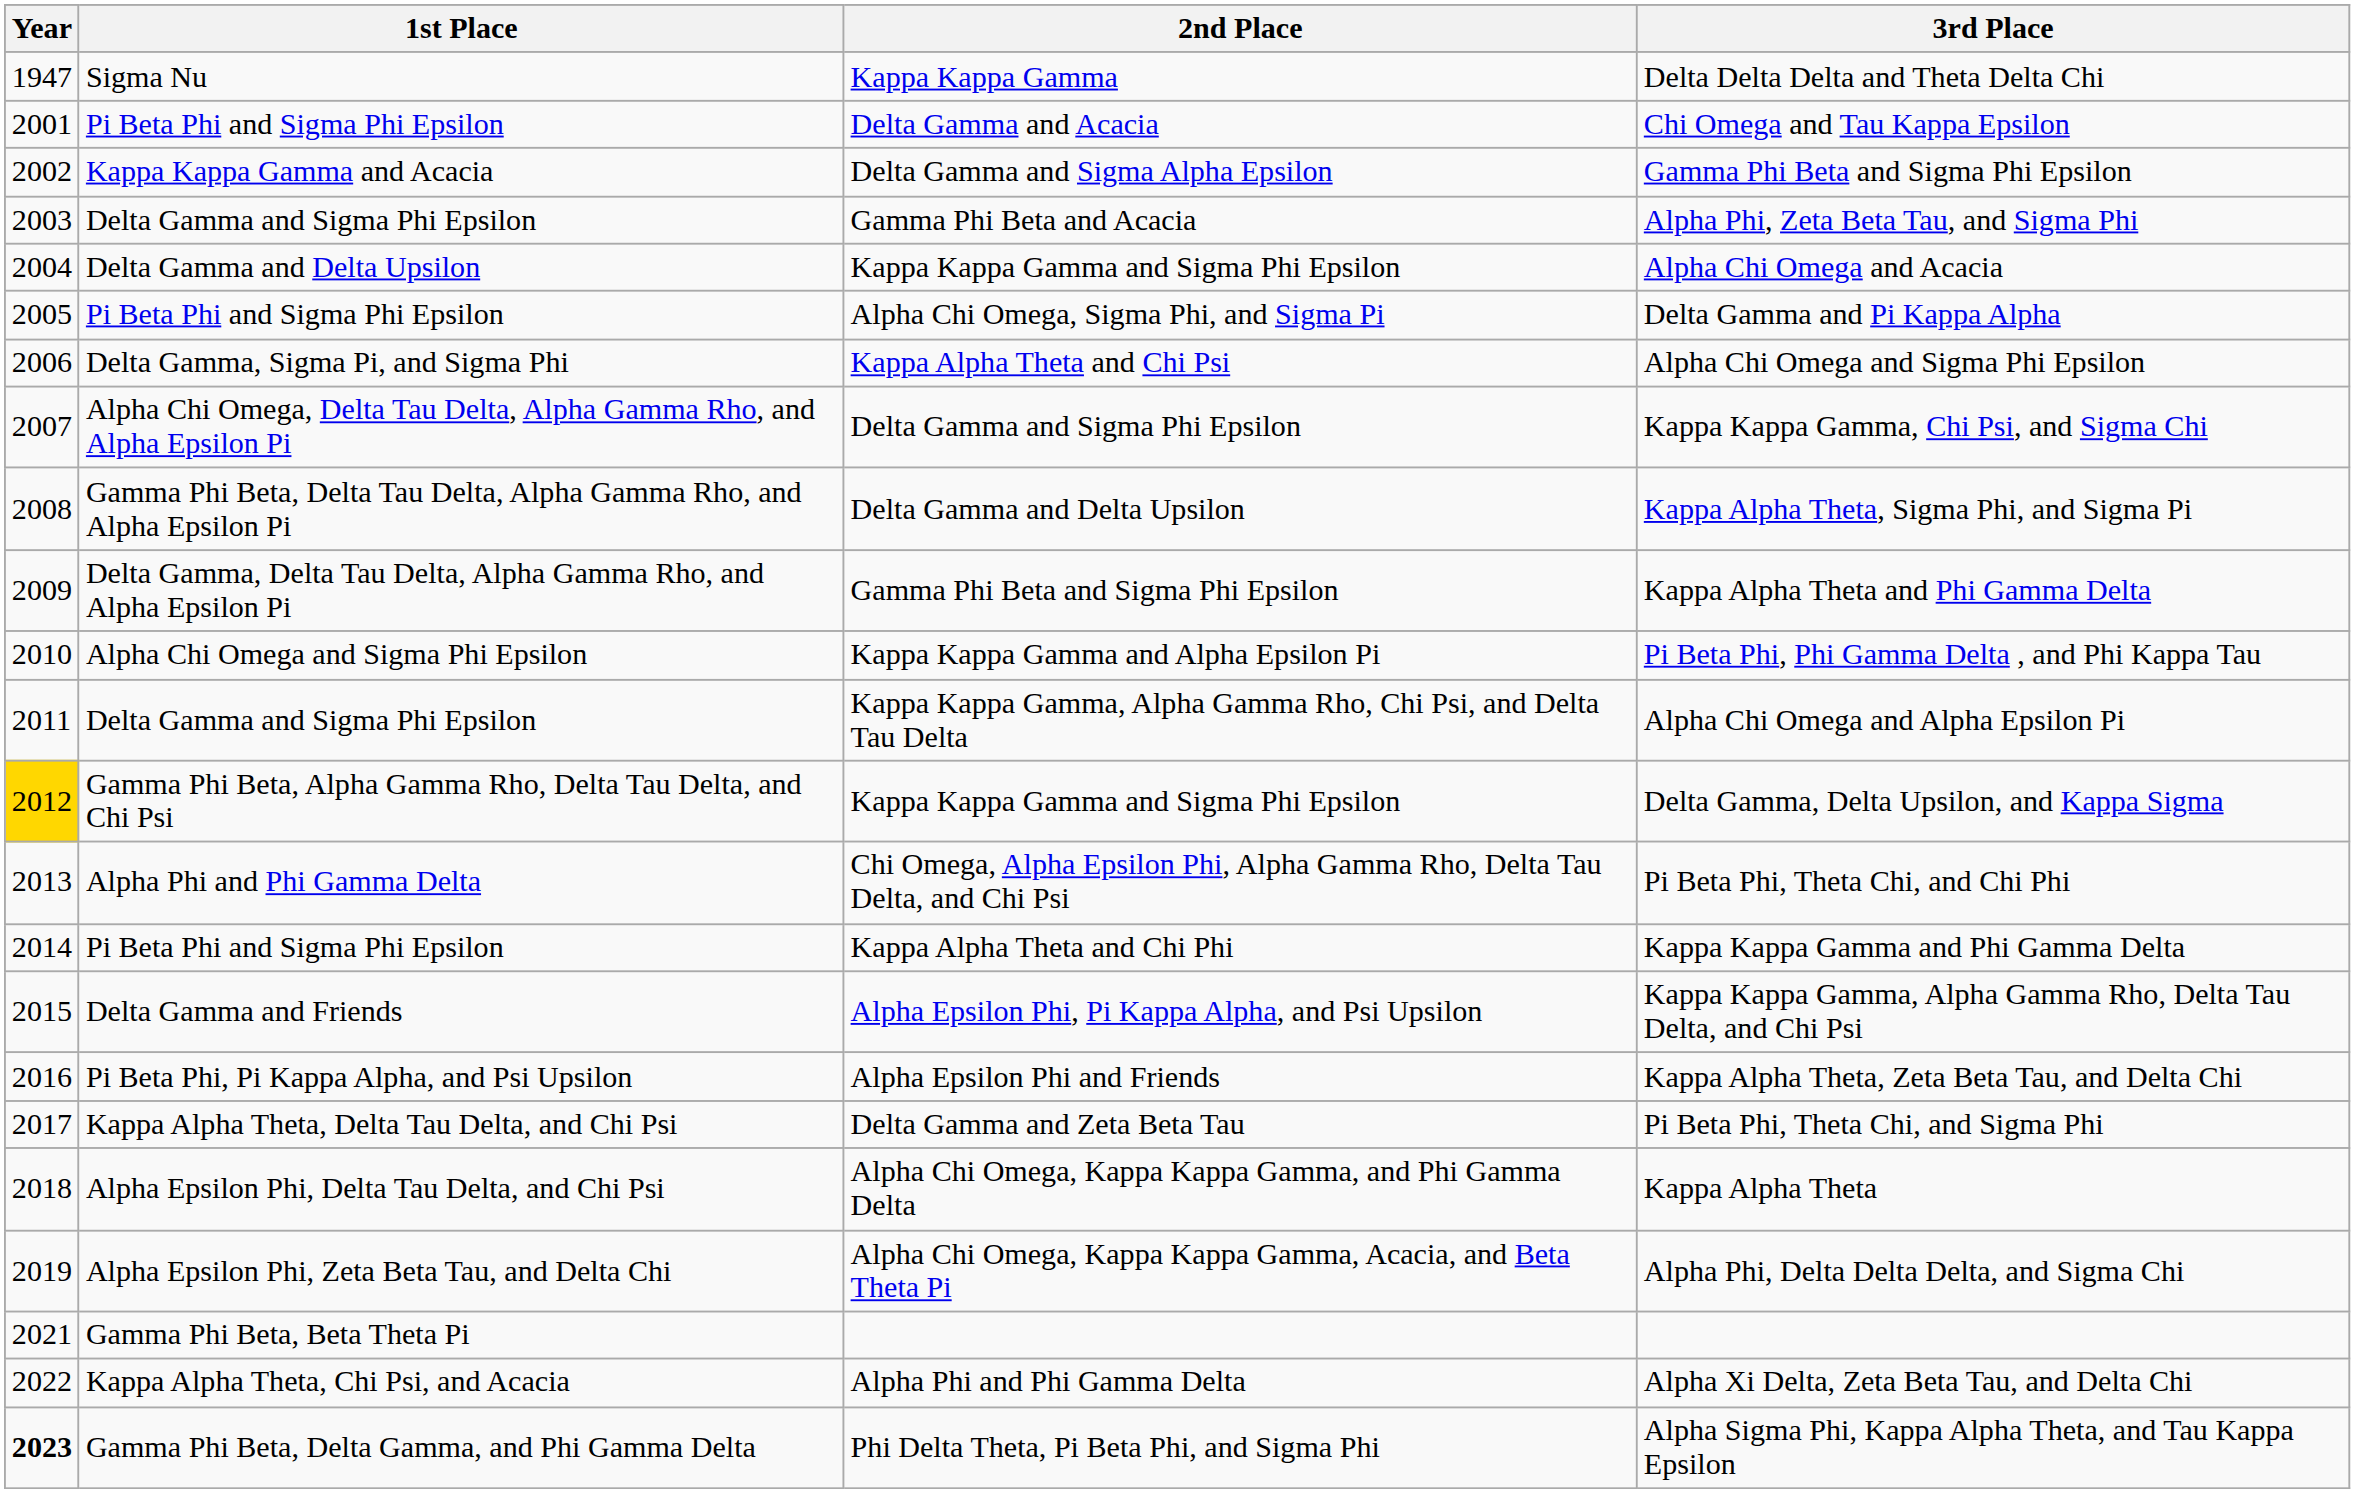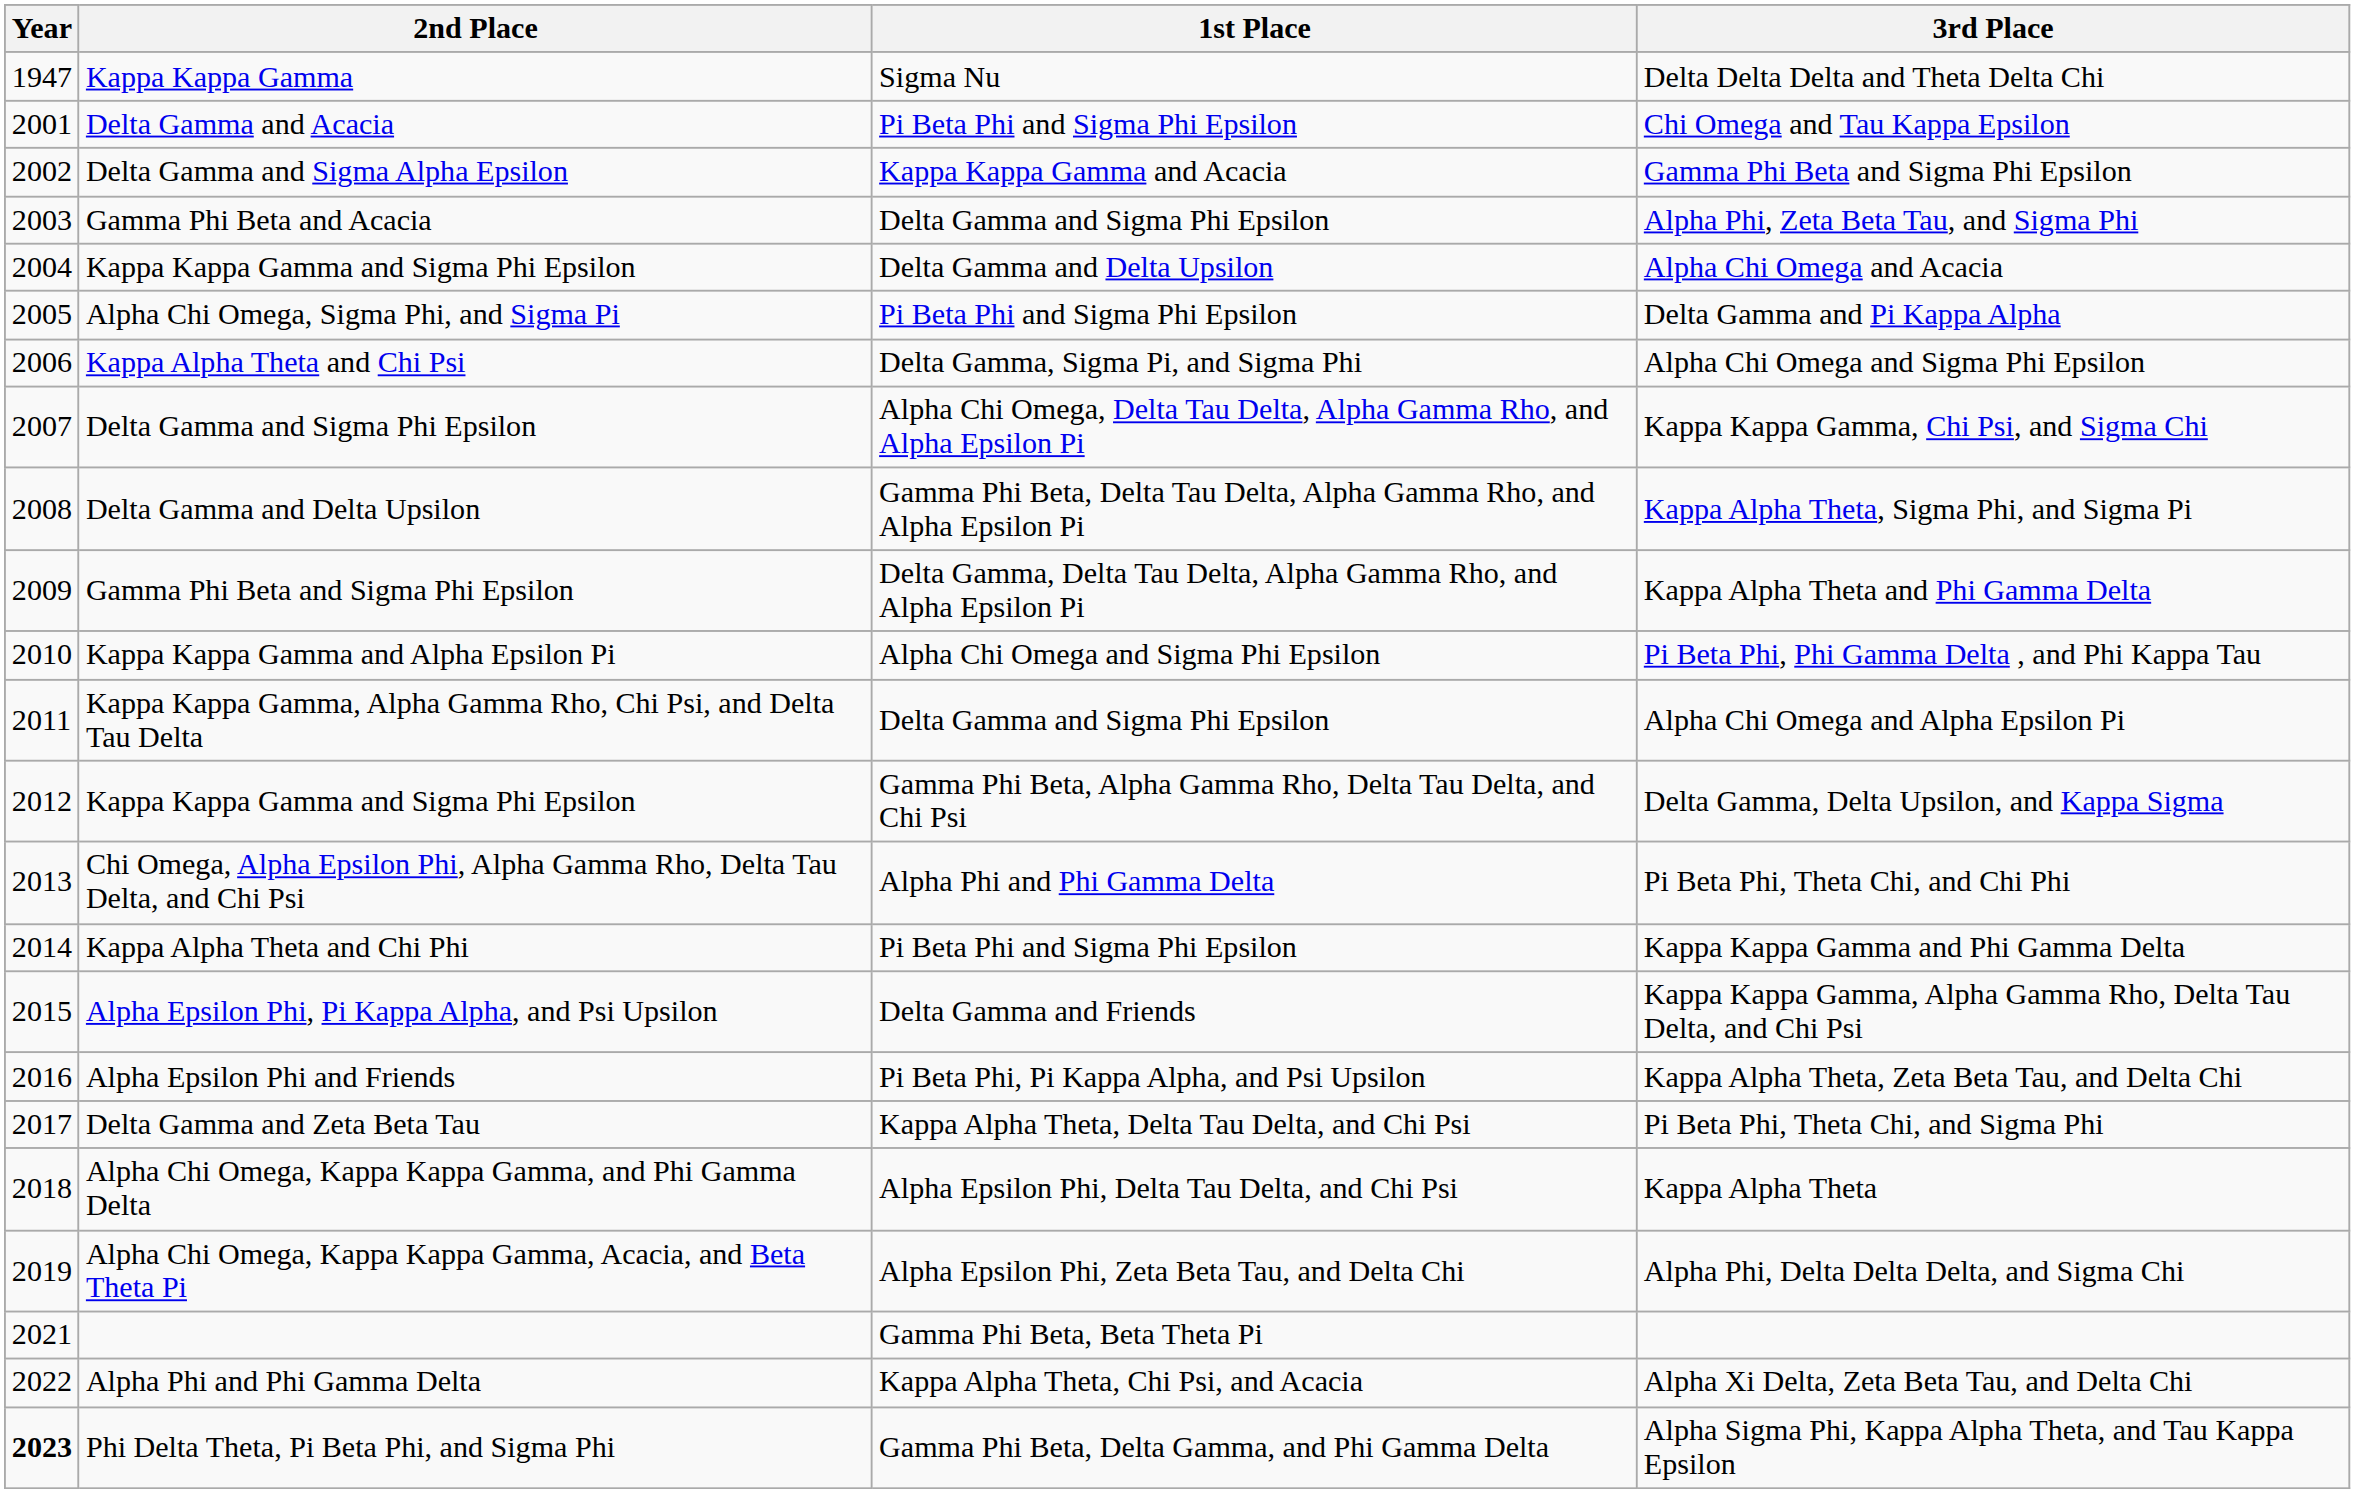columns swapped: (461, 28) <-> (1240, 28)
(42, 800) gold background -> (42, 800) no background
